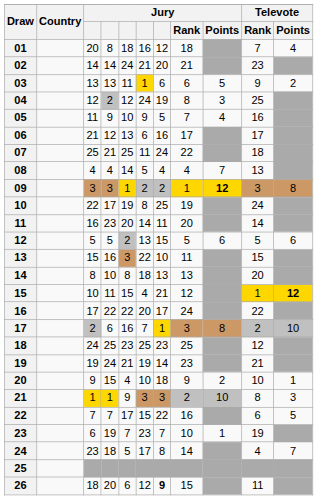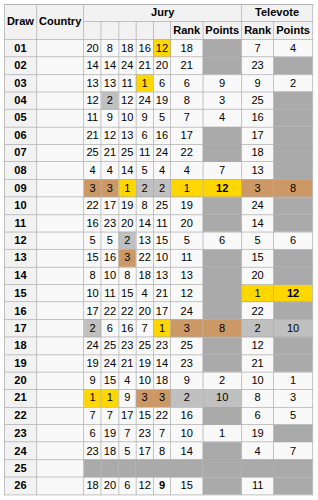(162, 48) no background -> (162, 48) gold background
(222, 83) 5 -> (222, 83) 9
